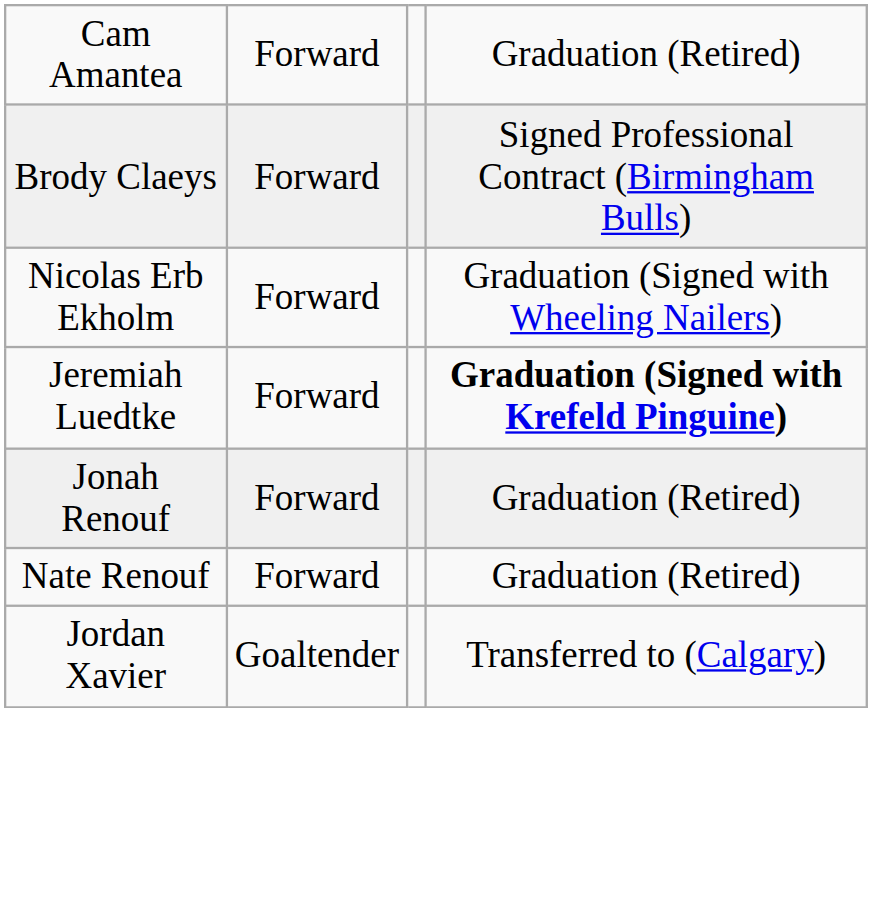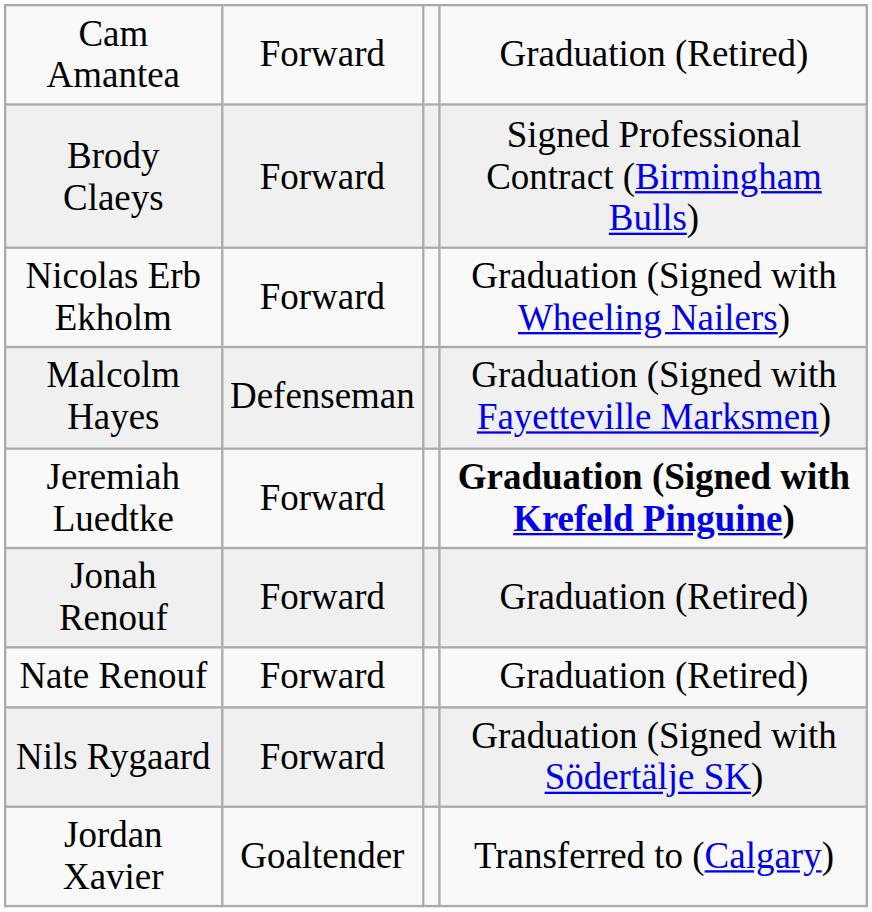+ row: (113, 396)
+ row: (113, 755)
